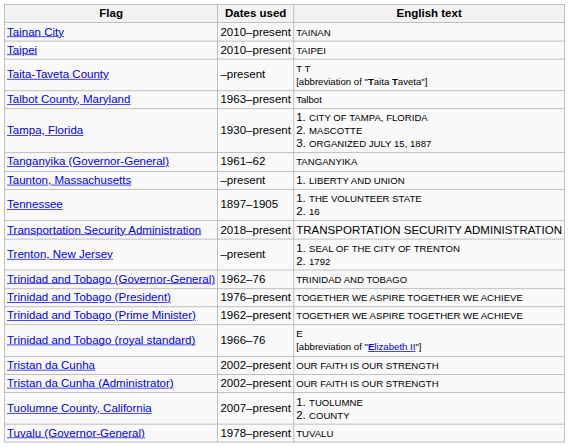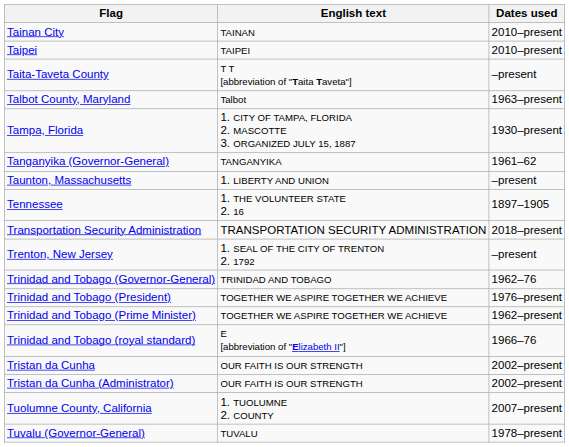columns swapped: (256, 13) <-> (429, 13)
